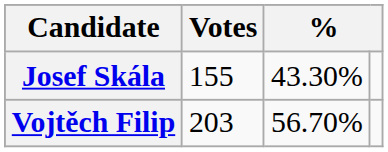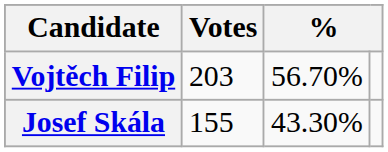rows swapped: (93, 122) <-> (93, 75)
